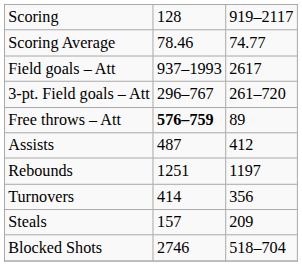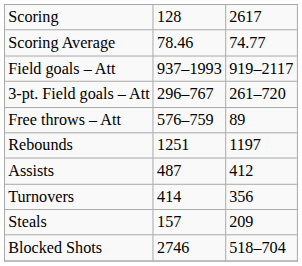(261, 17) 919–2117 -> (245, 17) 2617
(245, 68) 2617 -> (261, 68) 919–2117
(185, 119) bold -> (185, 119) normal
rows swapped: (41, 171) <-> (31, 145)
